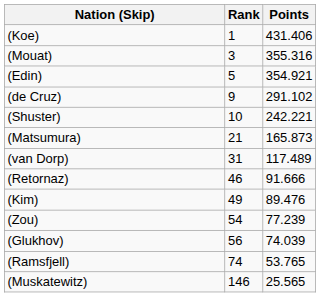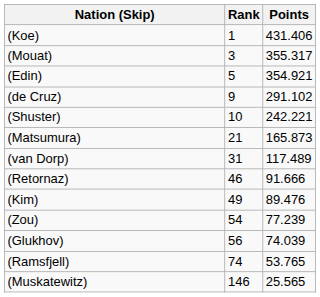(289, 55) 355.316 -> (289, 55) 355.317
